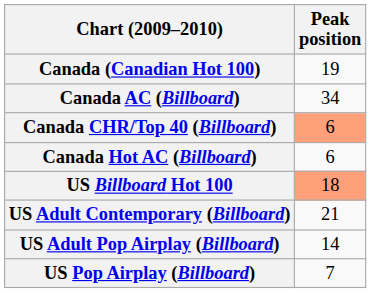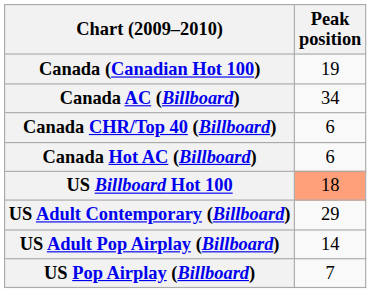(330, 127) lightsalmon background -> (330, 127) no background
(330, 214) 21 -> (330, 214) 29
